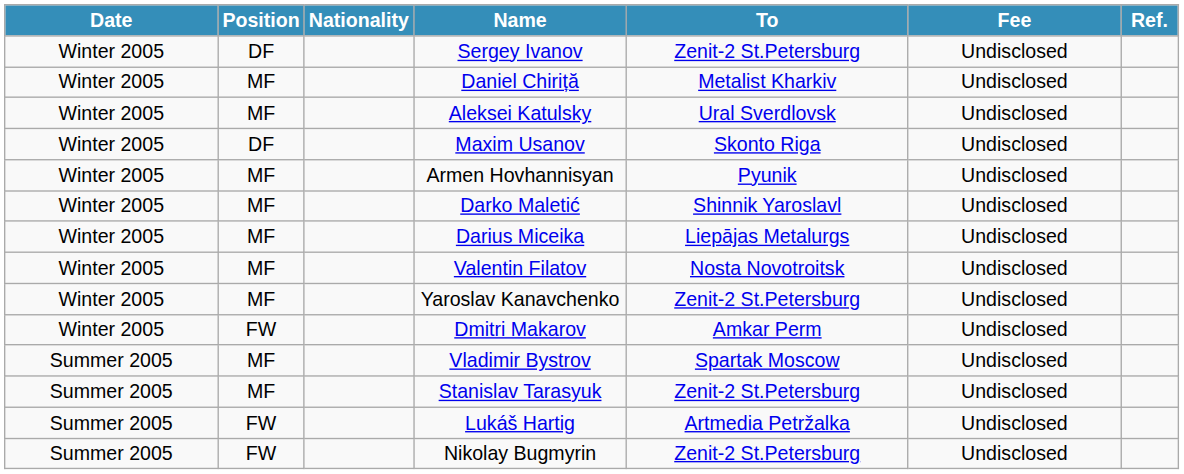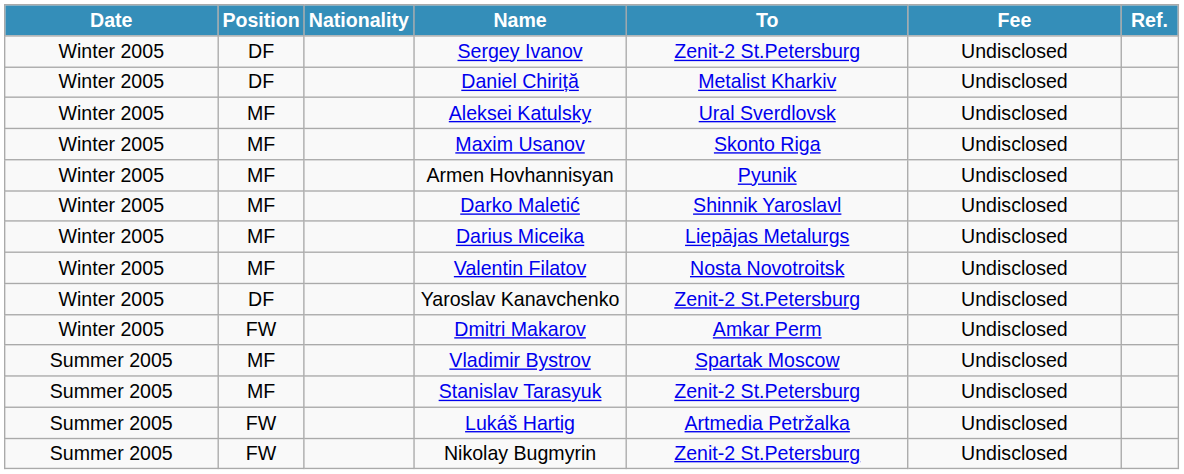(261, 82) MF -> (261, 82) DF
(261, 144) DF -> (261, 144) MF
(261, 299) MF -> (261, 299) DF
